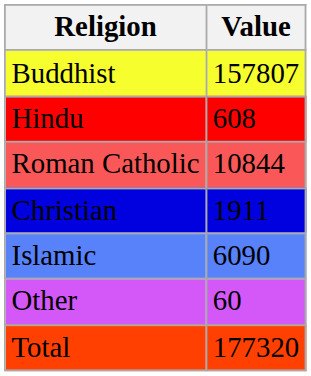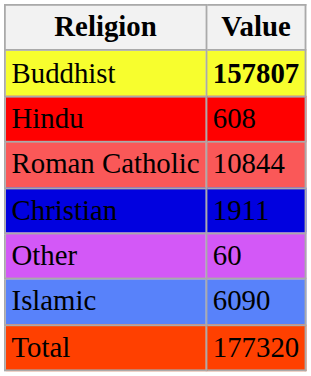(256, 73) normal -> (256, 73) bold
rows swapped: (54, 255) <-> (44, 301)
